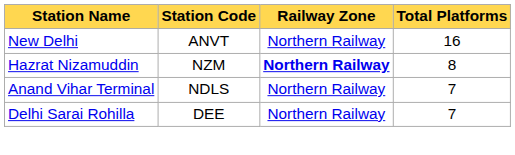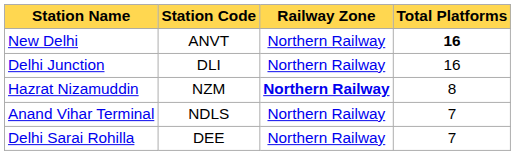(452, 41) normal -> (452, 41) bold
+ row: (56, 65)
